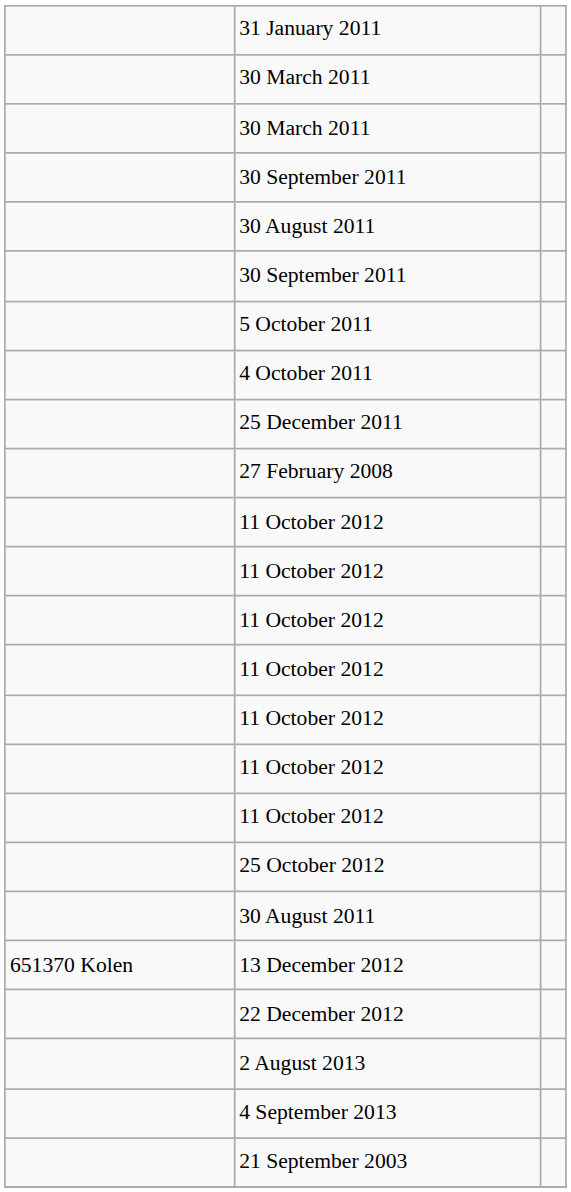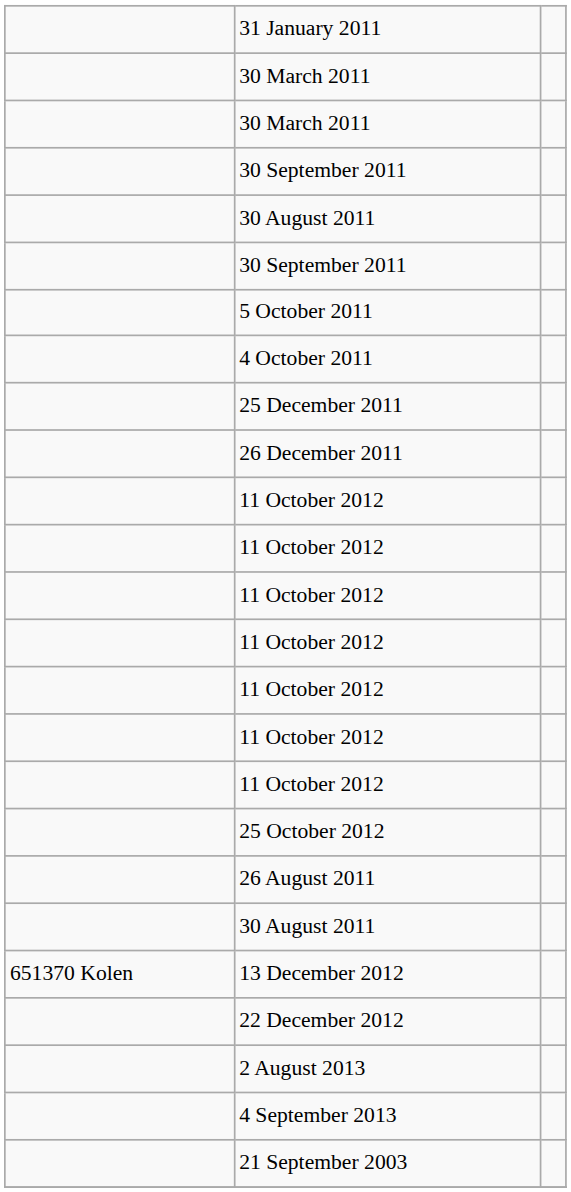+ row: (119, 454)
- row: (119, 473)
+ row: (119, 879)
